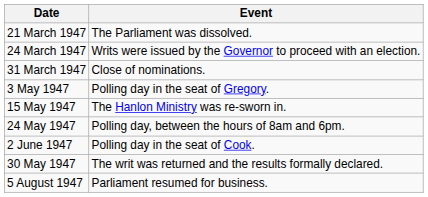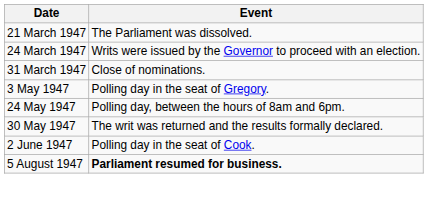- row: (41, 107)
rows swapped: (41, 164) <-> (40, 145)
(180, 182) normal -> (187, 164) bold
